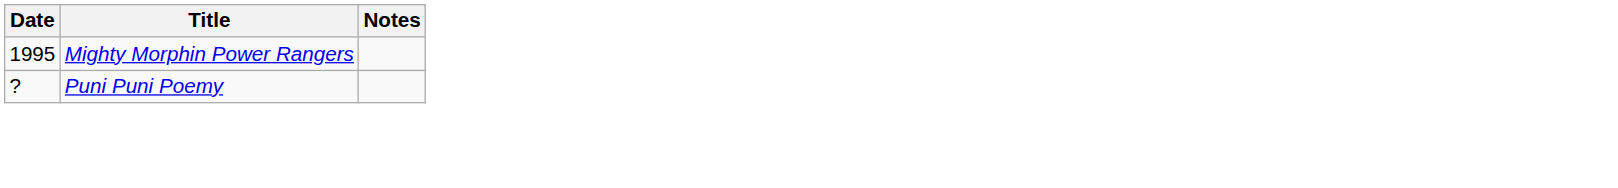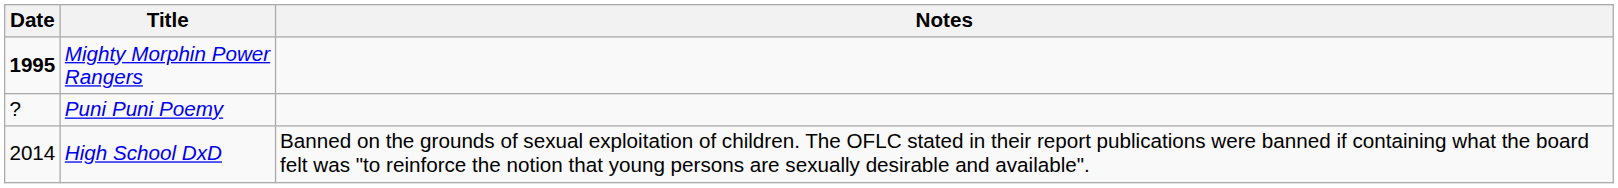(32, 53) normal -> (32, 65) bold
+ row: (143, 153)
